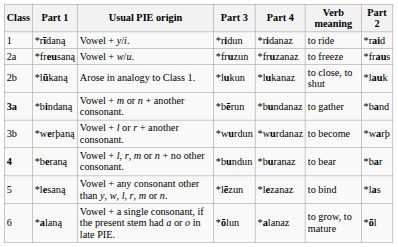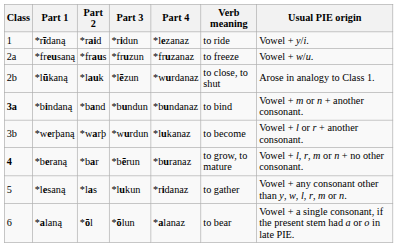columns swapped: (377, 18) <-> (145, 18)
(275, 40) *ridanaz -> (171, 40) *lezanaz
(230, 78) *lukun -> (125, 78) *lēzun
(276, 78) *lukanaz -> (176, 78) *wurdanaz
(230, 106) *bērun -> (130, 106) *bundun
(326, 106) to gather -> (218, 106) to bind
(280, 134) *wurdanaz -> (172, 134) *lukanaz
(234, 161) *bundun -> (126, 161) *bērun
(322, 161) to bear -> (225, 161) to grow, to mature
(229, 189) *lēzun -> (126, 189) *lukun
(275, 189) *lezanaz -> (171, 189) *ridanaz
(322, 189) to bind -> (221, 189) to gather
(330, 223) to grow, to mature -> (217, 223) to bear
